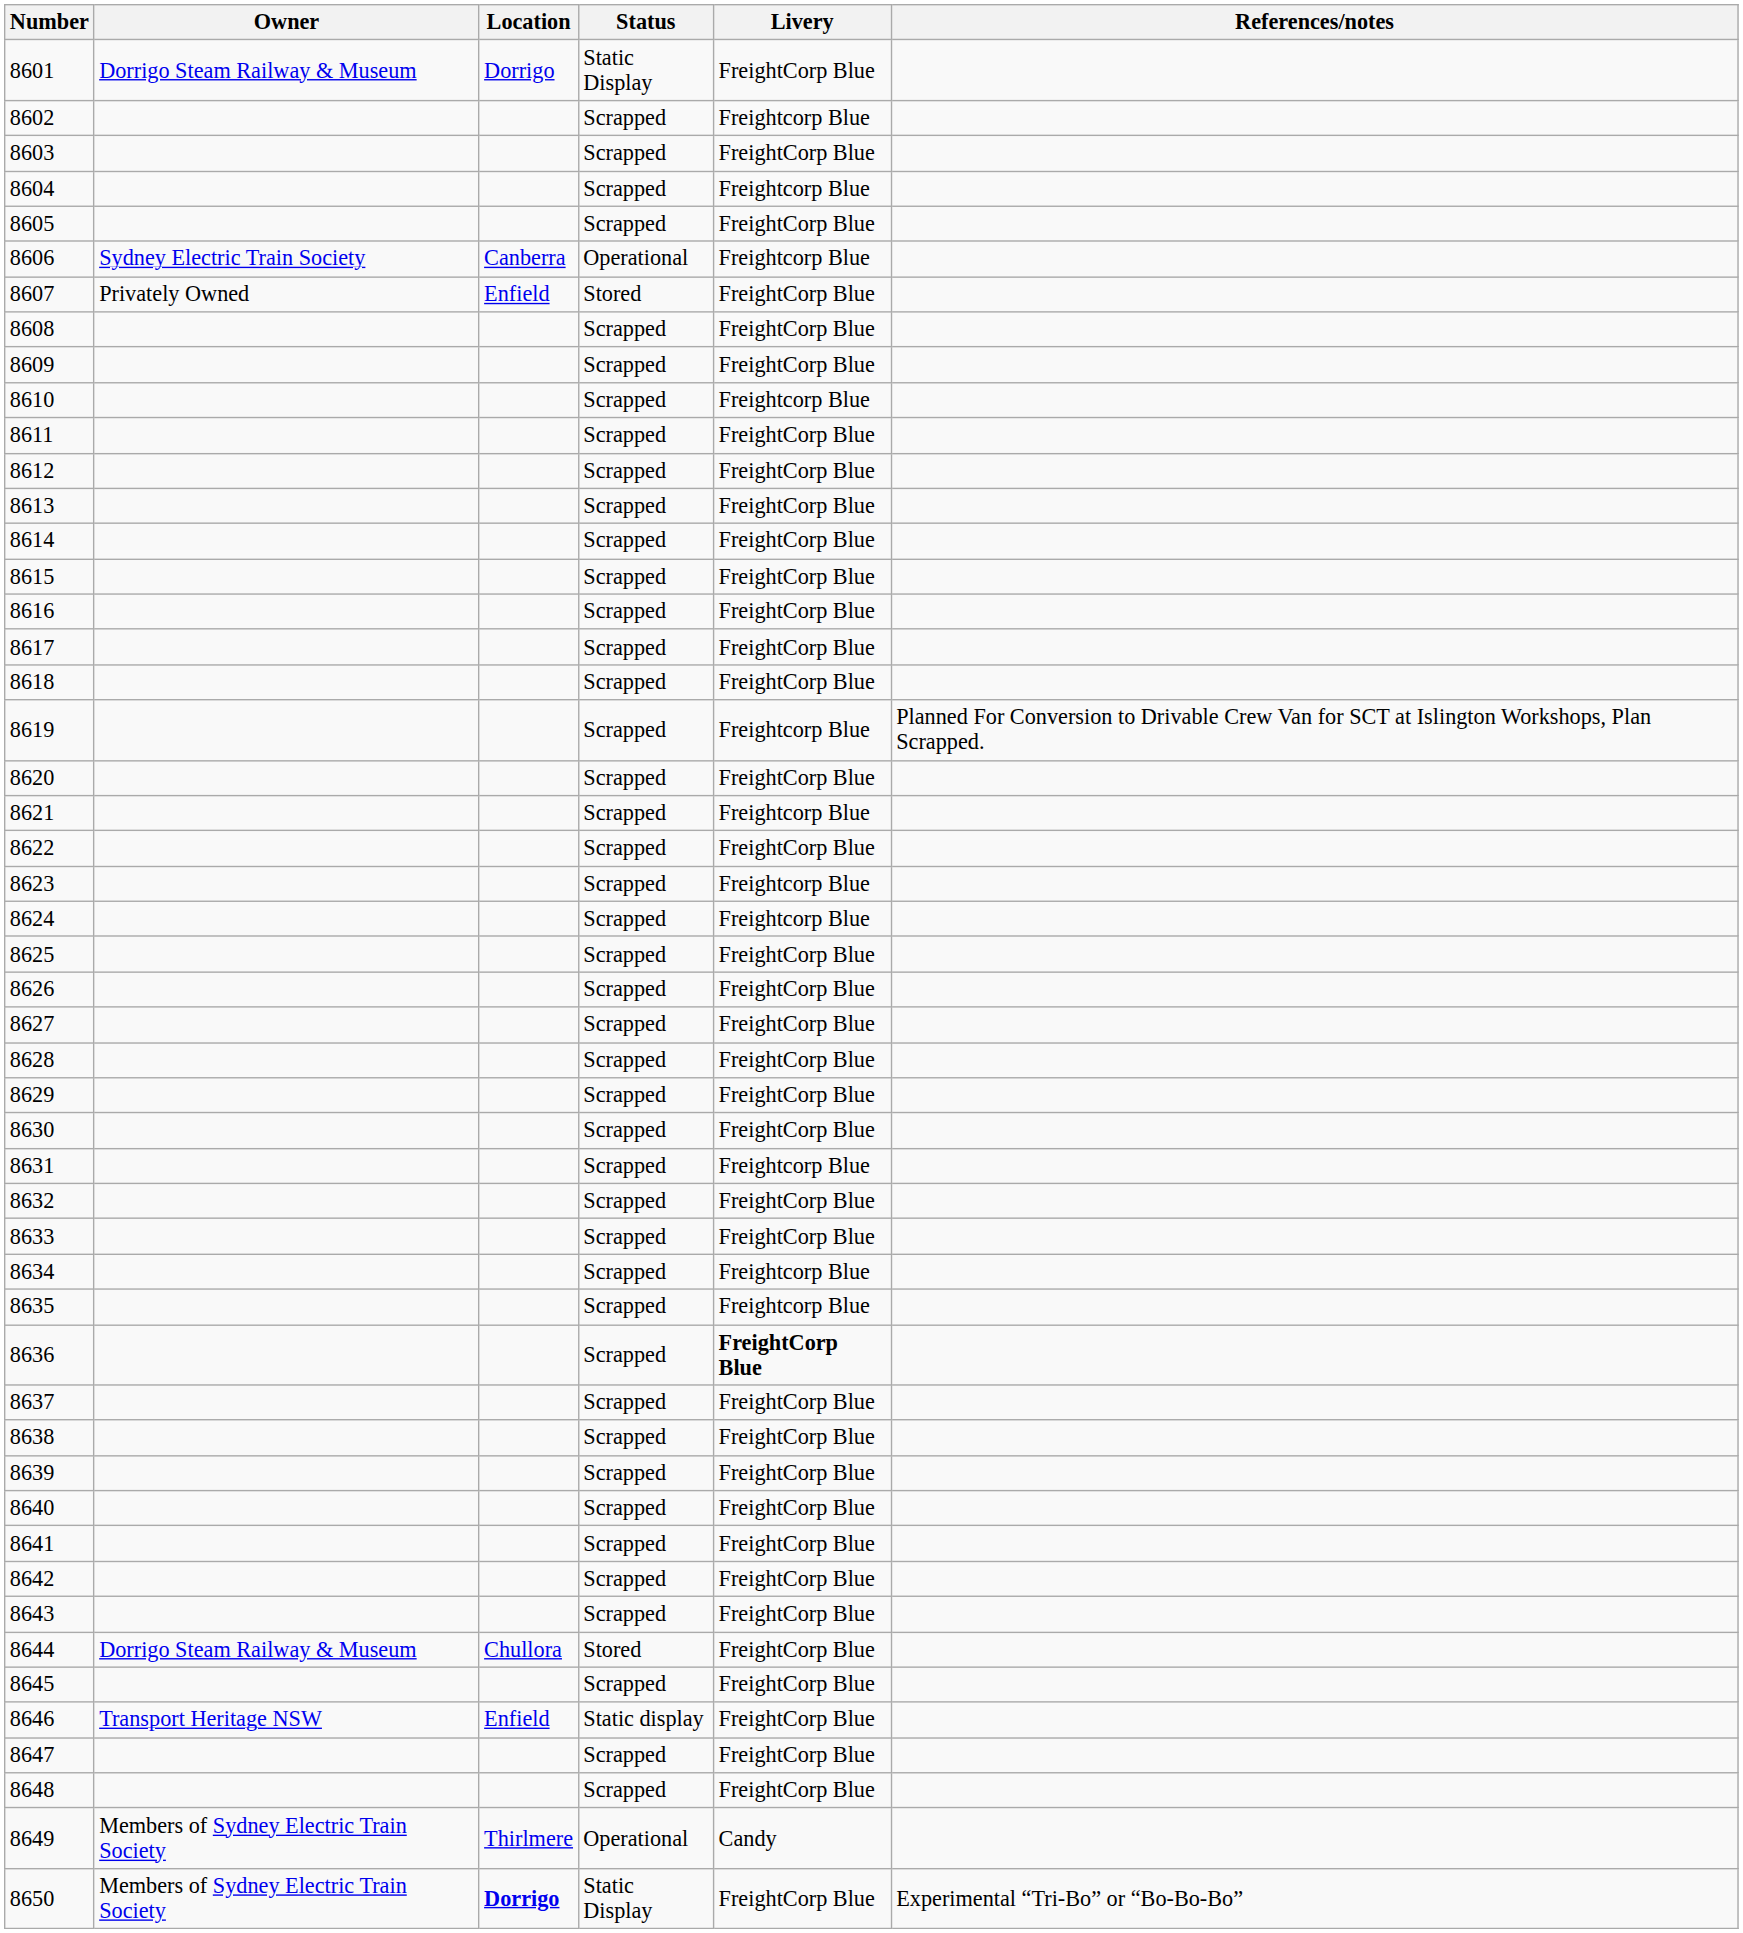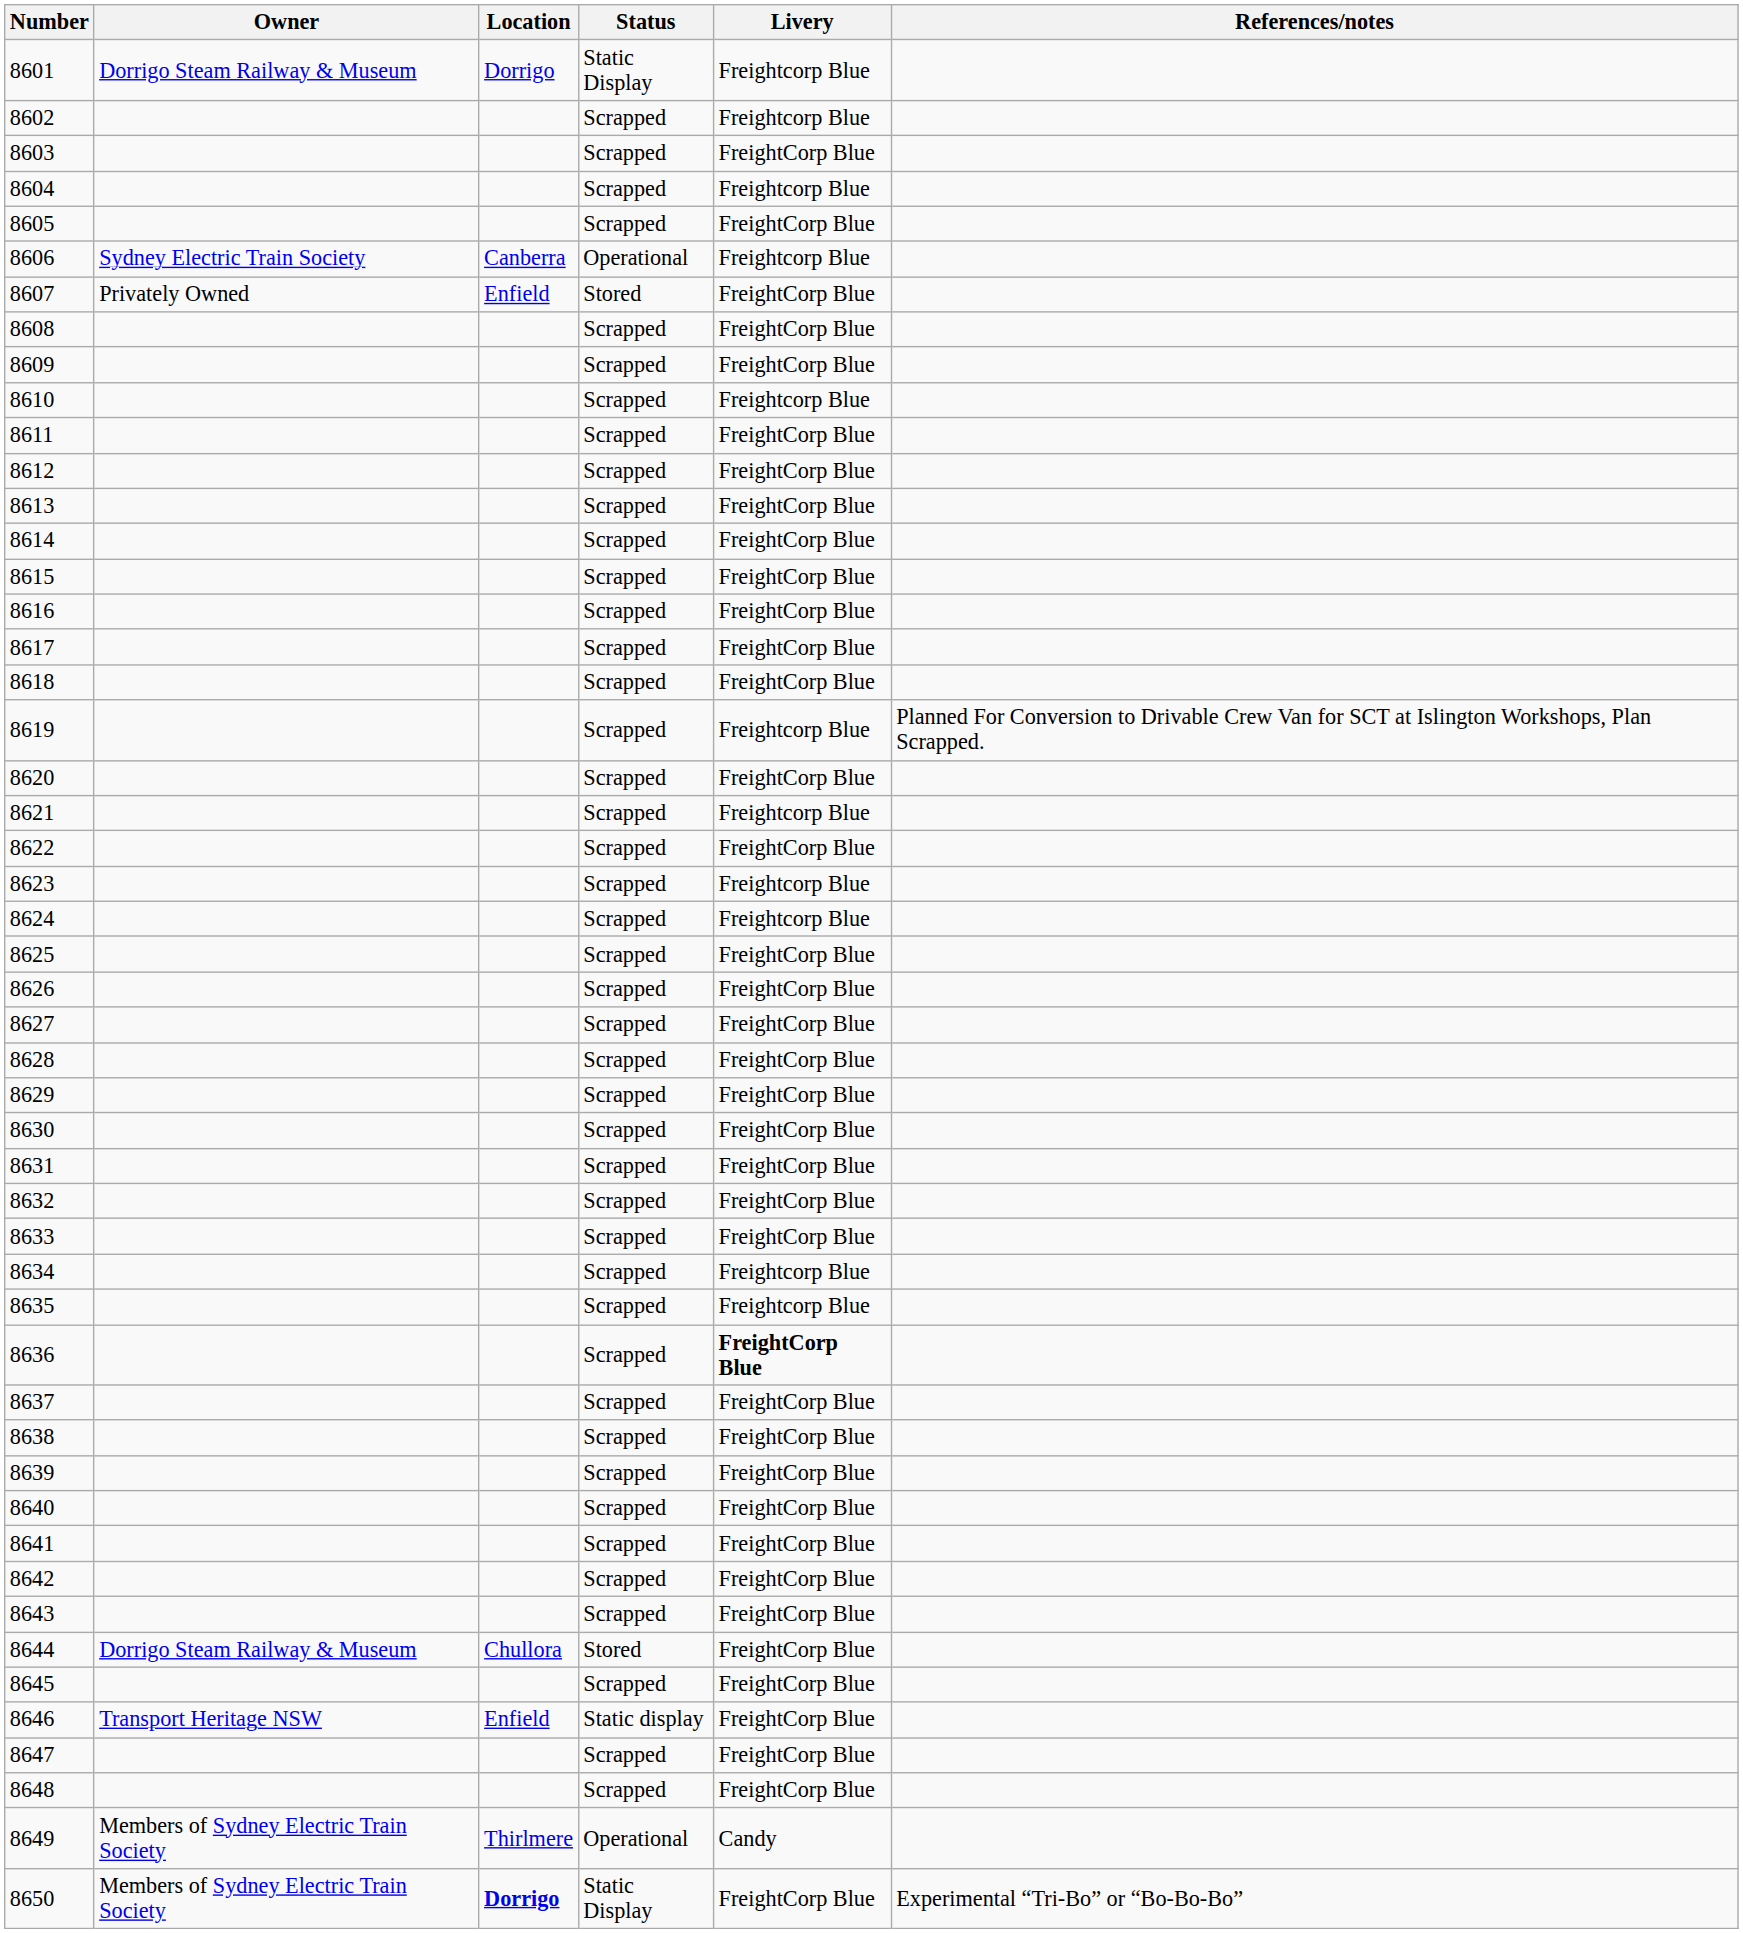(797, 69) FreightCorp Blue -> (794, 69) Freightcorp Blue
(794, 1165) Freightcorp Blue -> (797, 1165) FreightCorp Blue
